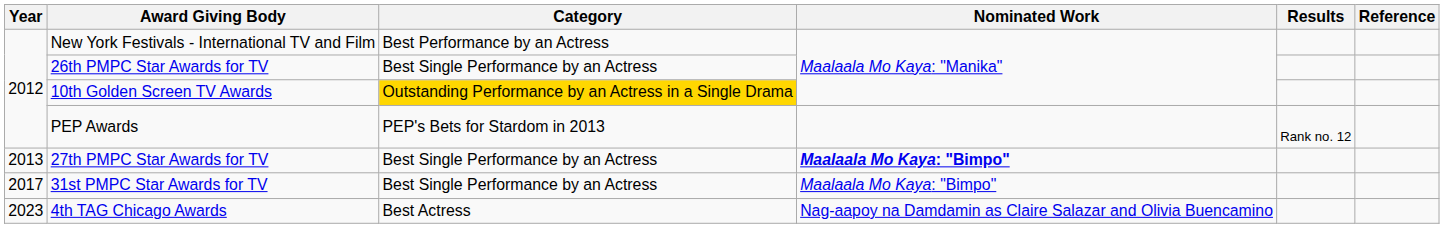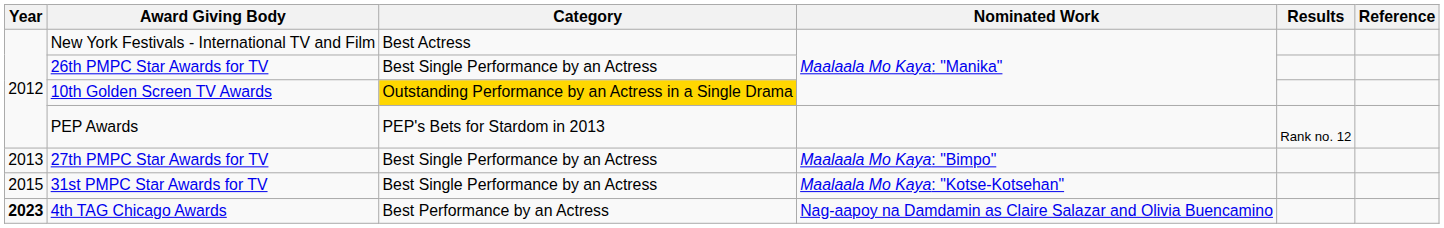(496, 42) Best Performance by an Actress -> (427, 42) Best Actress
(905, 160) bold -> (898, 160) normal
(26, 185) 2017 -> (26, 185) 2015
(898, 185) Maalaala Mo Kaya: "Bimpo" -> (932, 185) Maalaala Mo Kaya: "Kotse-Kotsehan"
(26, 210) normal -> (26, 210) bold
(427, 210) Best Actress -> (496, 210) Best Performance by an Actress
